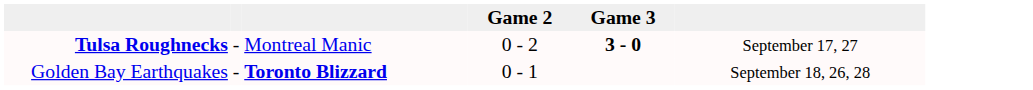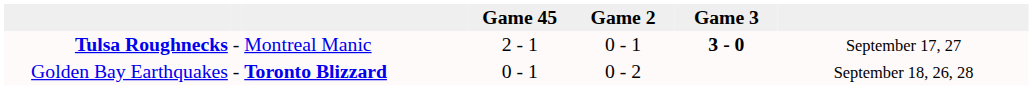+ column: (520, 17)
(520, 44) 0 - 2 -> (623, 44) 0 - 1
(520, 71) 0 - 1 -> (623, 71) 0 - 2
